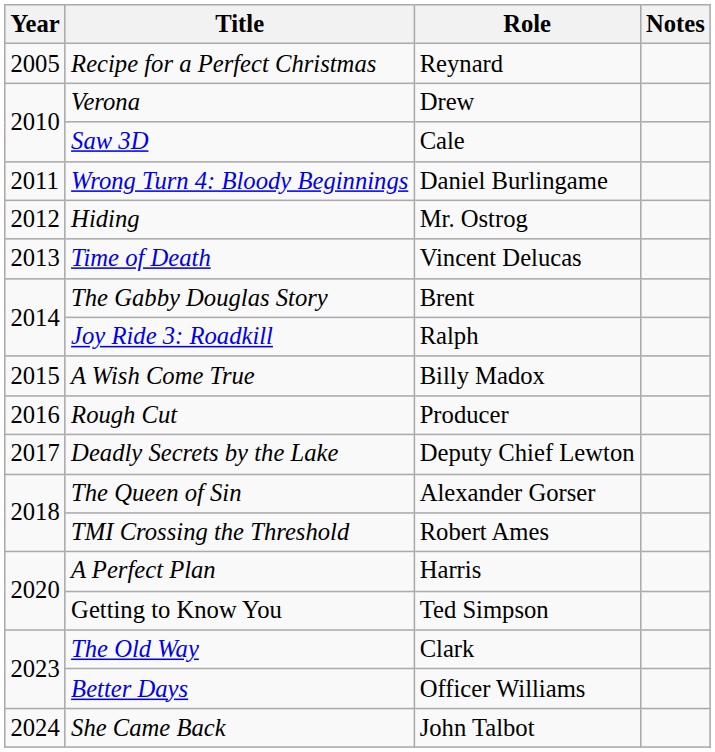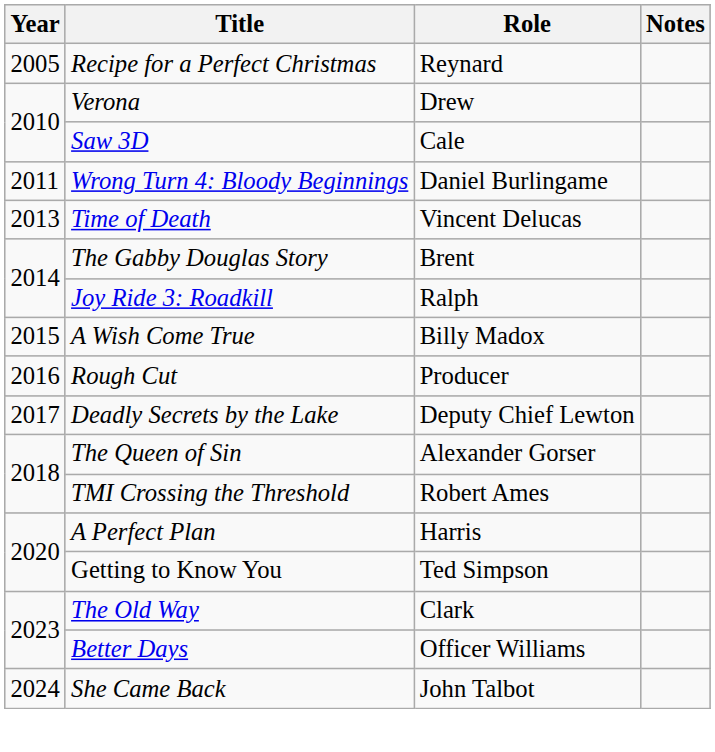- row: (105, 219)
